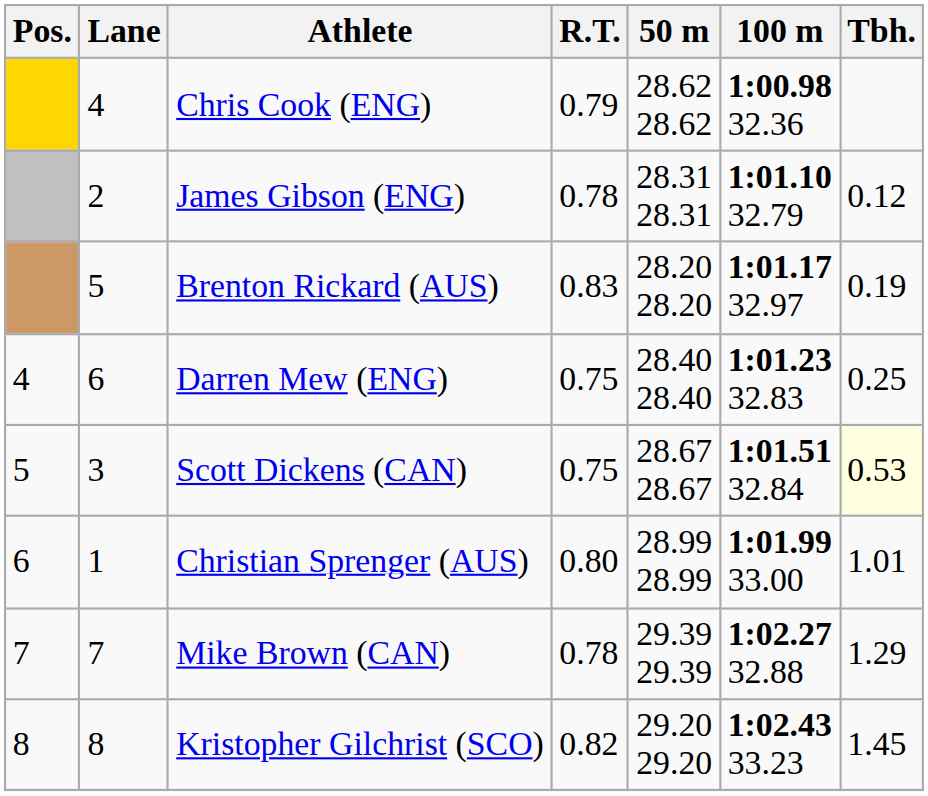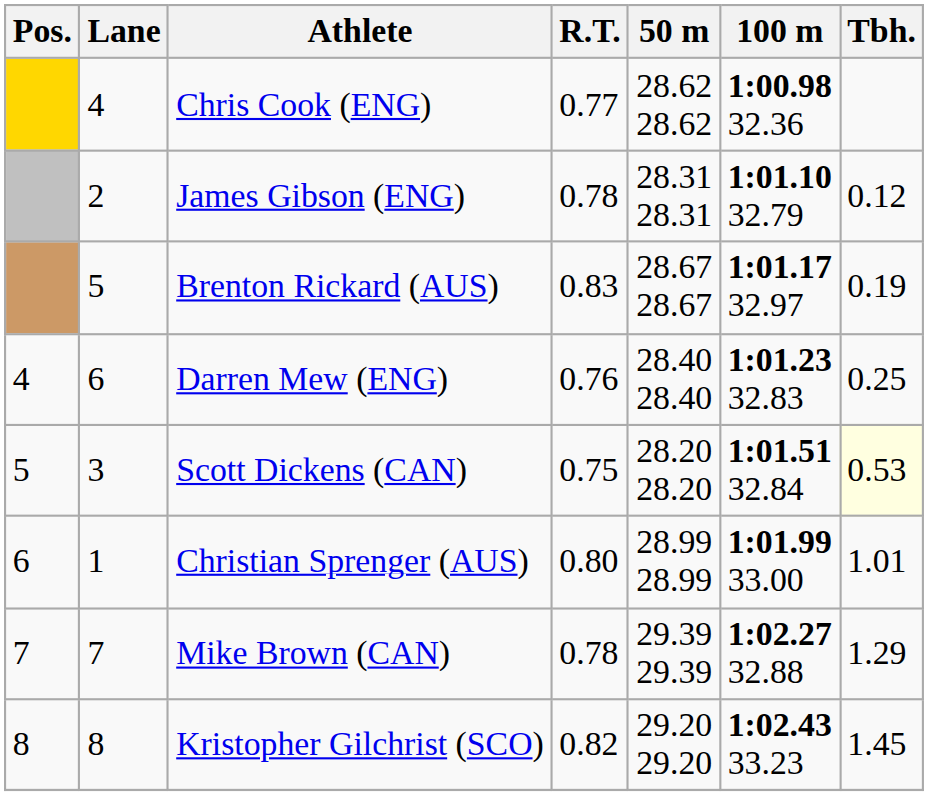(589, 103) 0.79 -> (589, 103) 0.77
(674, 286) 28.20 28.20 -> (674, 286) 28.67 28.67
(589, 378) 0.75 -> (589, 378) 0.76
(674, 469) 28.67 28.67 -> (674, 469) 28.20 28.20
